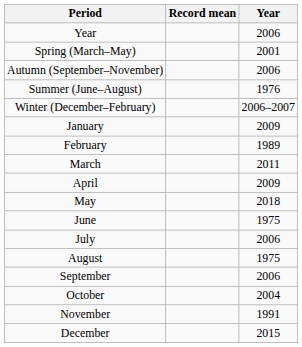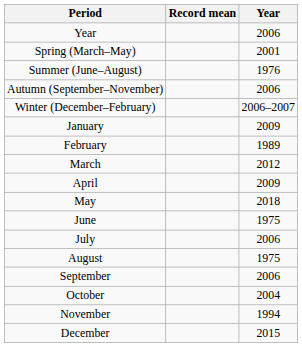rows swapped: (85, 88) <-> (85, 70)
(268, 164) 2011 -> (268, 164) 2012
(268, 314) 1991 -> (268, 314) 1994
